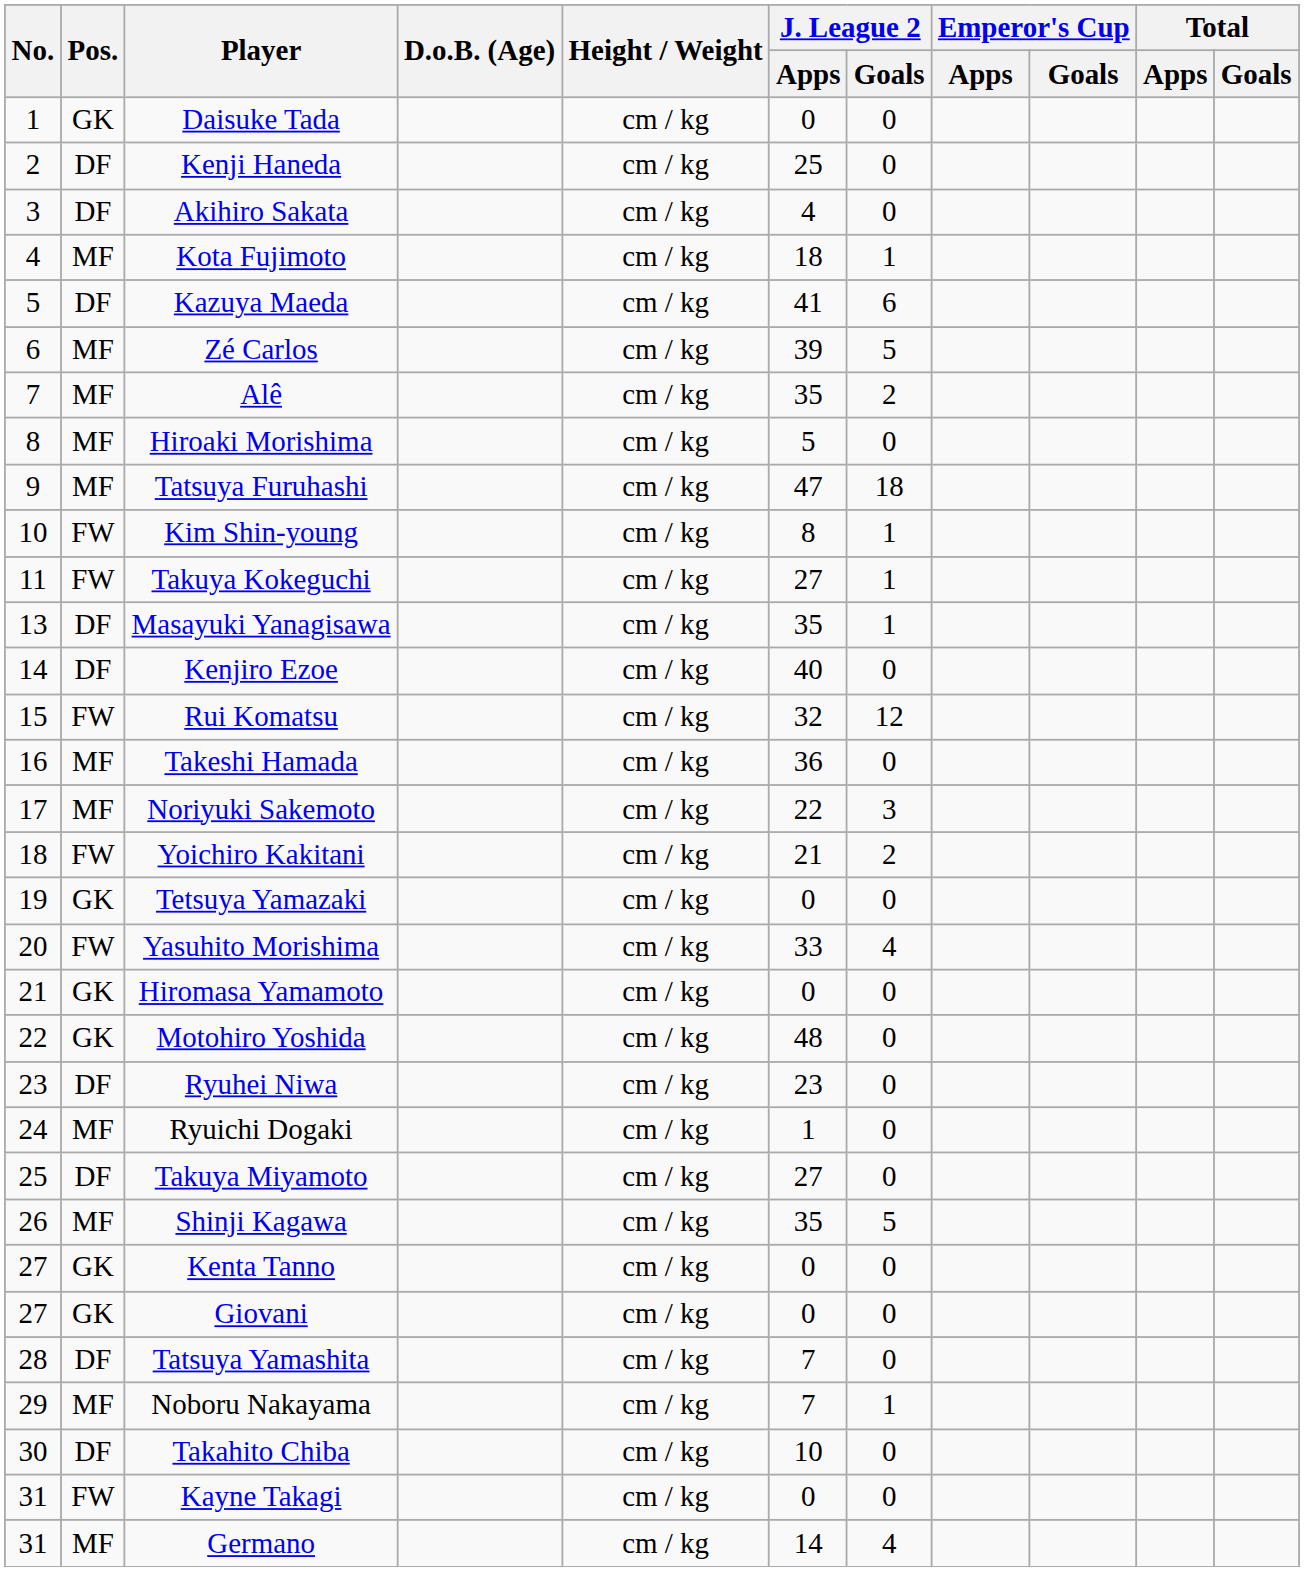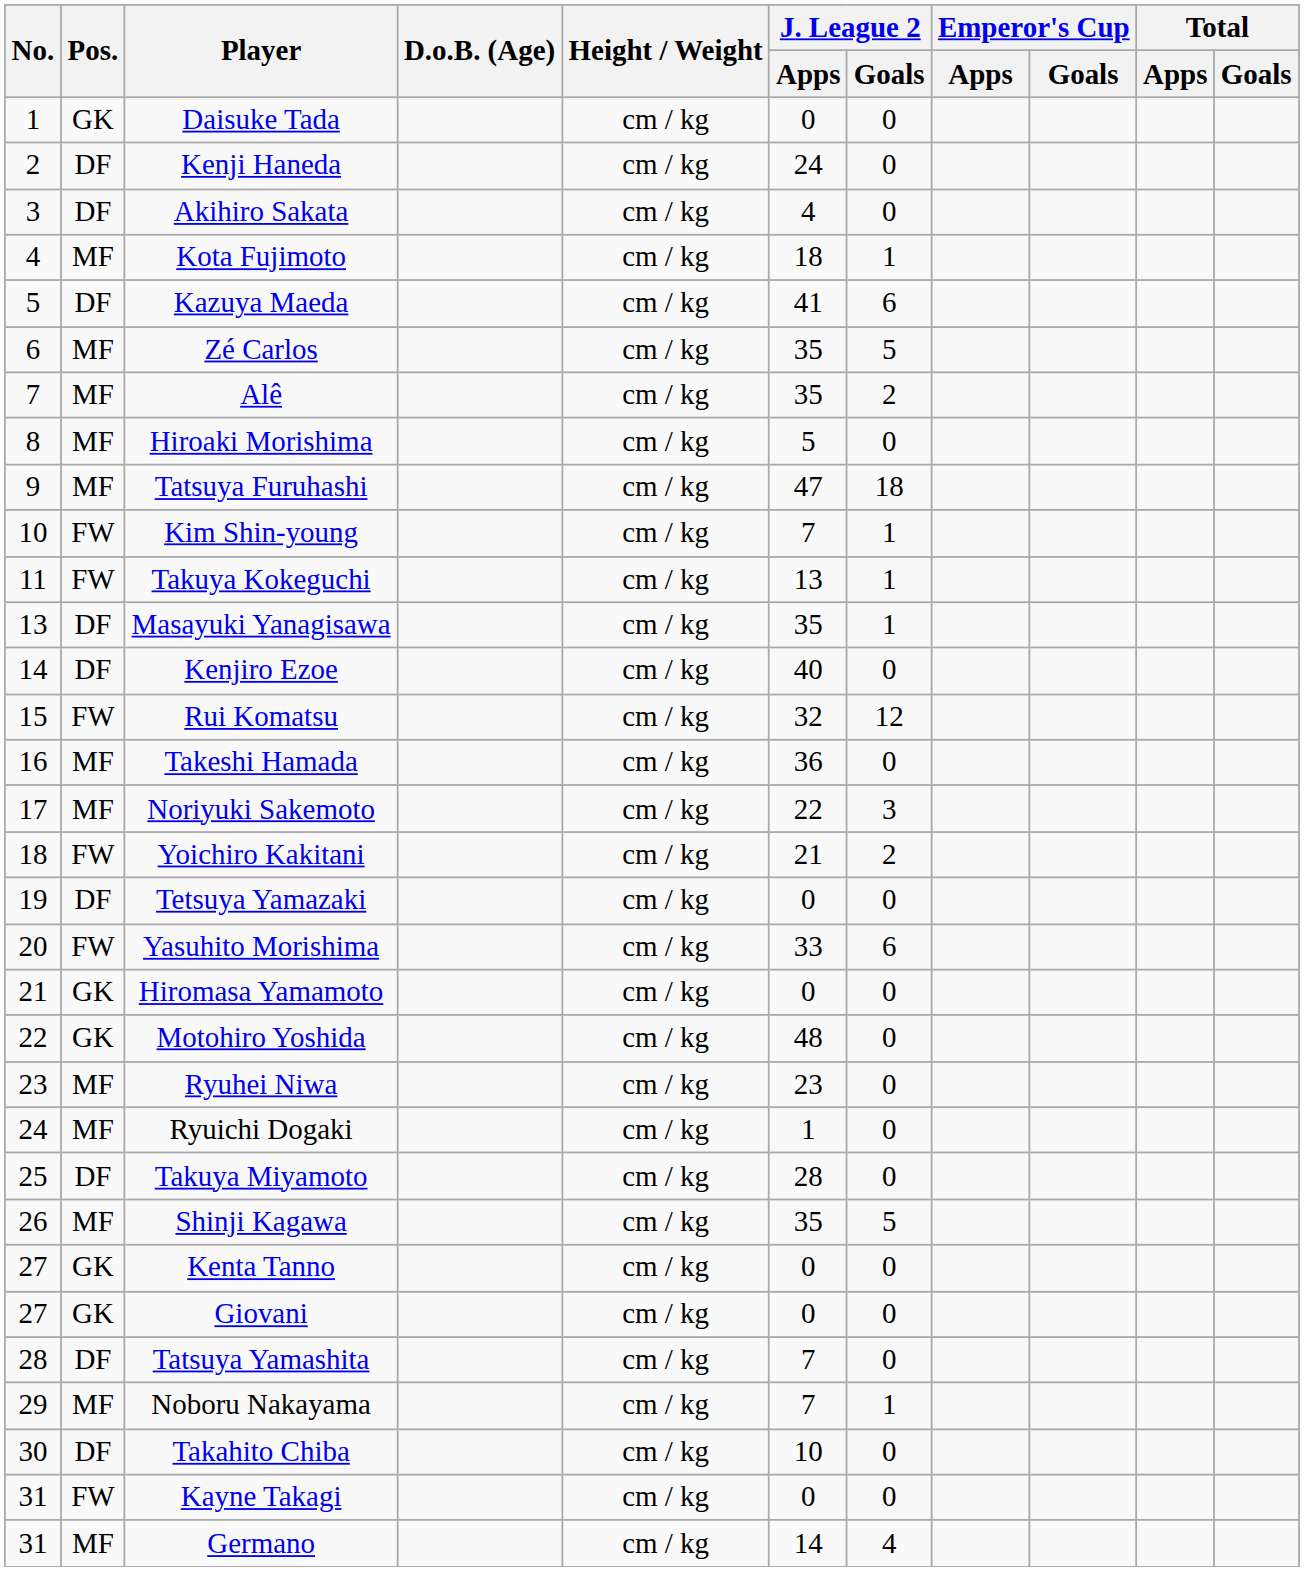(808, 165) 25 -> (808, 165) 24
(808, 348) 39 -> (808, 348) 35
(808, 532) 8 -> (808, 532) 7
(808, 578) 27 -> (808, 578) 13
(93, 900) GK -> (93, 900) DF
(889, 946) 4 -> (889, 946) 6
(93, 1083) DF -> (93, 1083) MF
(808, 1175) 27 -> (808, 1175) 28
